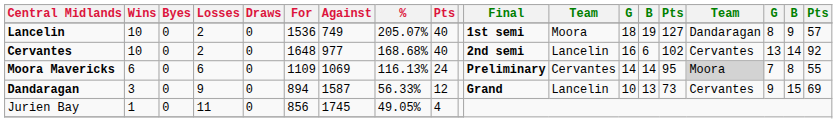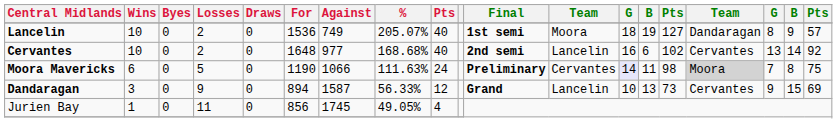(200, 70) 6 -> (200, 70) 5
(302, 70) 1109 -> (302, 70) 1190
(336, 70) 1069 -> (336, 70) 1066
(403, 70) 116.13% -> (403, 70) 111.63%
(629, 70) no background -> (629, 70) lavender background
(649, 70) 14 -> (649, 70) 11
(669, 70) 95 -> (669, 70) 98
(814, 70) 55 -> (814, 70) 75
